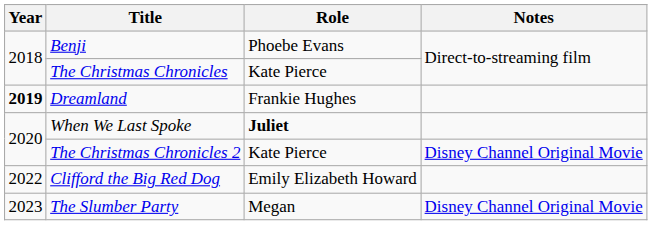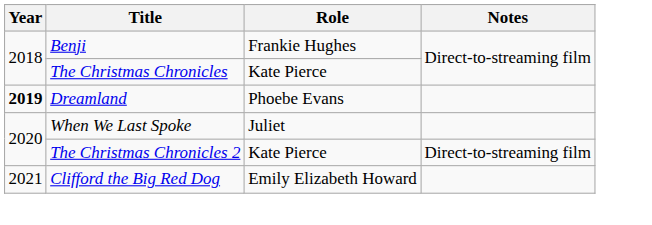(296, 44) Phoebe Evans -> (302, 44) Frankie Hughes
(302, 98) Frankie Hughes -> (296, 98) Phoebe Evans
(268, 125) bold -> (267, 125) normal
(534, 152) Disney Channel Original Movie -> (508, 152) Direct-to-streaming film
(25, 179) 2022 -> (25, 179) 2021
- row: (114, 206)
